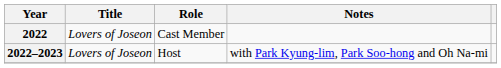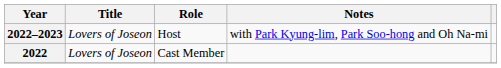rows swapped: (35, 33) <-> (35, 53)
